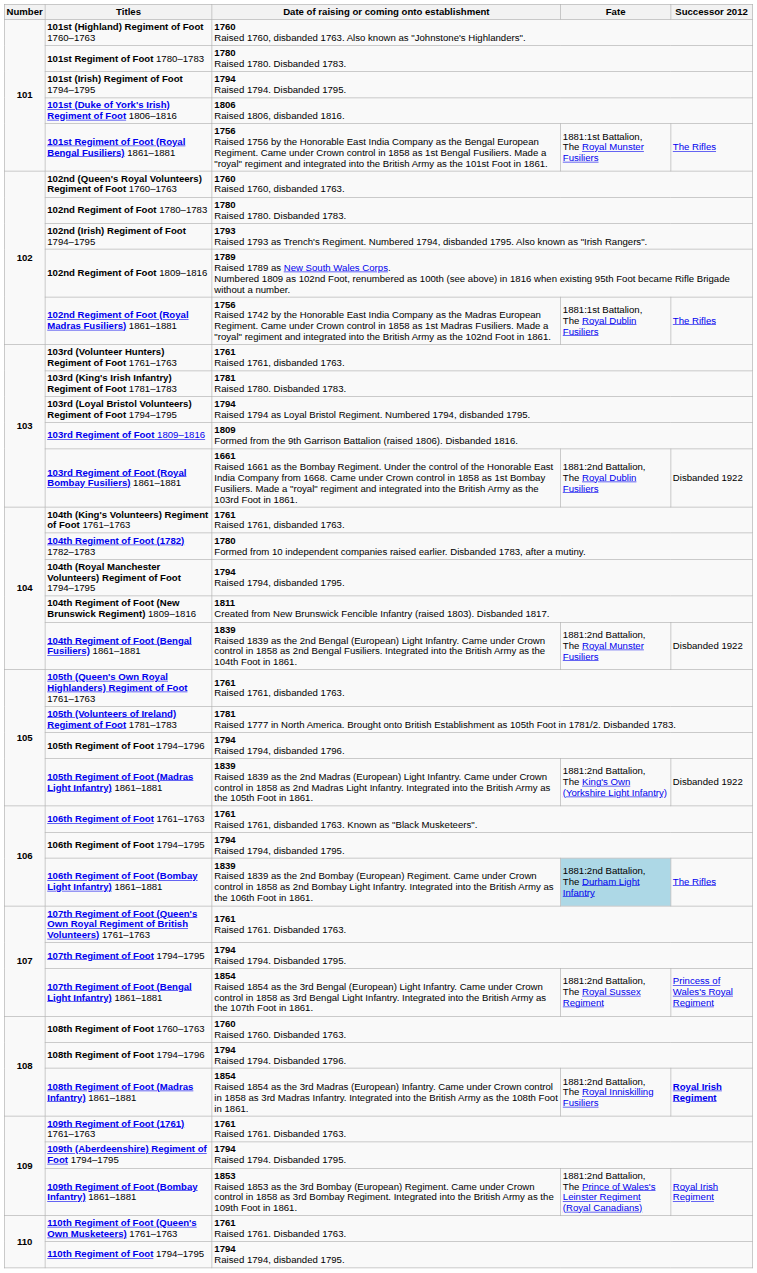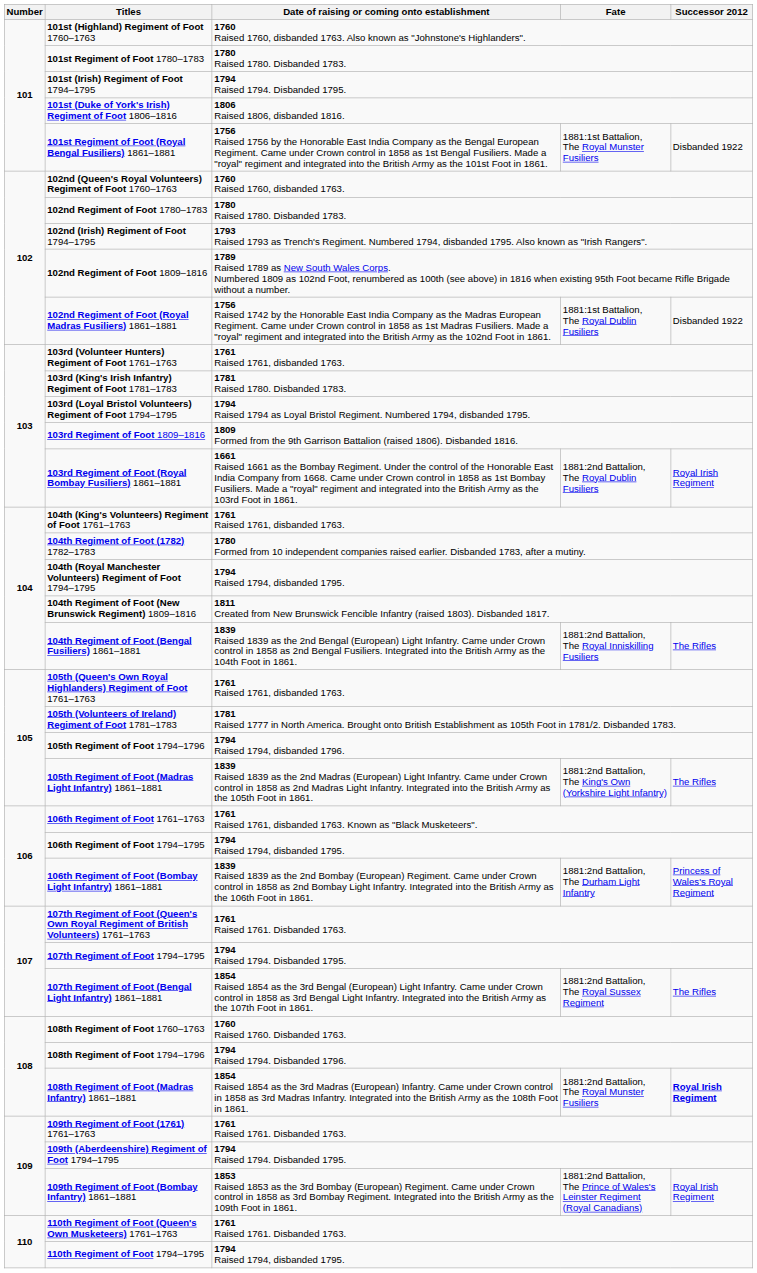(694, 147) The Rifles -> (708, 147) Disbanded 1922
(694, 320) The Rifles -> (708, 320) Disbanded 1922
(708, 478) Disbanded 1922 -> (695, 478) Royal Irish Regiment
(604, 646) 1881:2nd Battalion, The Royal Munster Fusiliers -> (608, 646) 1881:2nd Battalion, The Royal Inniskilling Fusiliers
(708, 646) Disbanded 1922 -> (694, 646) The Rifles
(708, 782) Disbanded 1922 -> (694, 782) The Rifles
(604, 882) lightblue background -> (604, 882) no background
(694, 882) The Rifles -> (703, 882) Princess of Wales's Royal Regiment
(703, 992) Princess of Wales's Royal Regiment -> (694, 992) The Rifles
(608, 1092) 1881:2nd Battalion, The Royal Inniskilling Fusiliers -> (604, 1092) 1881:2nd Battalion, The Royal Munster Fusiliers
